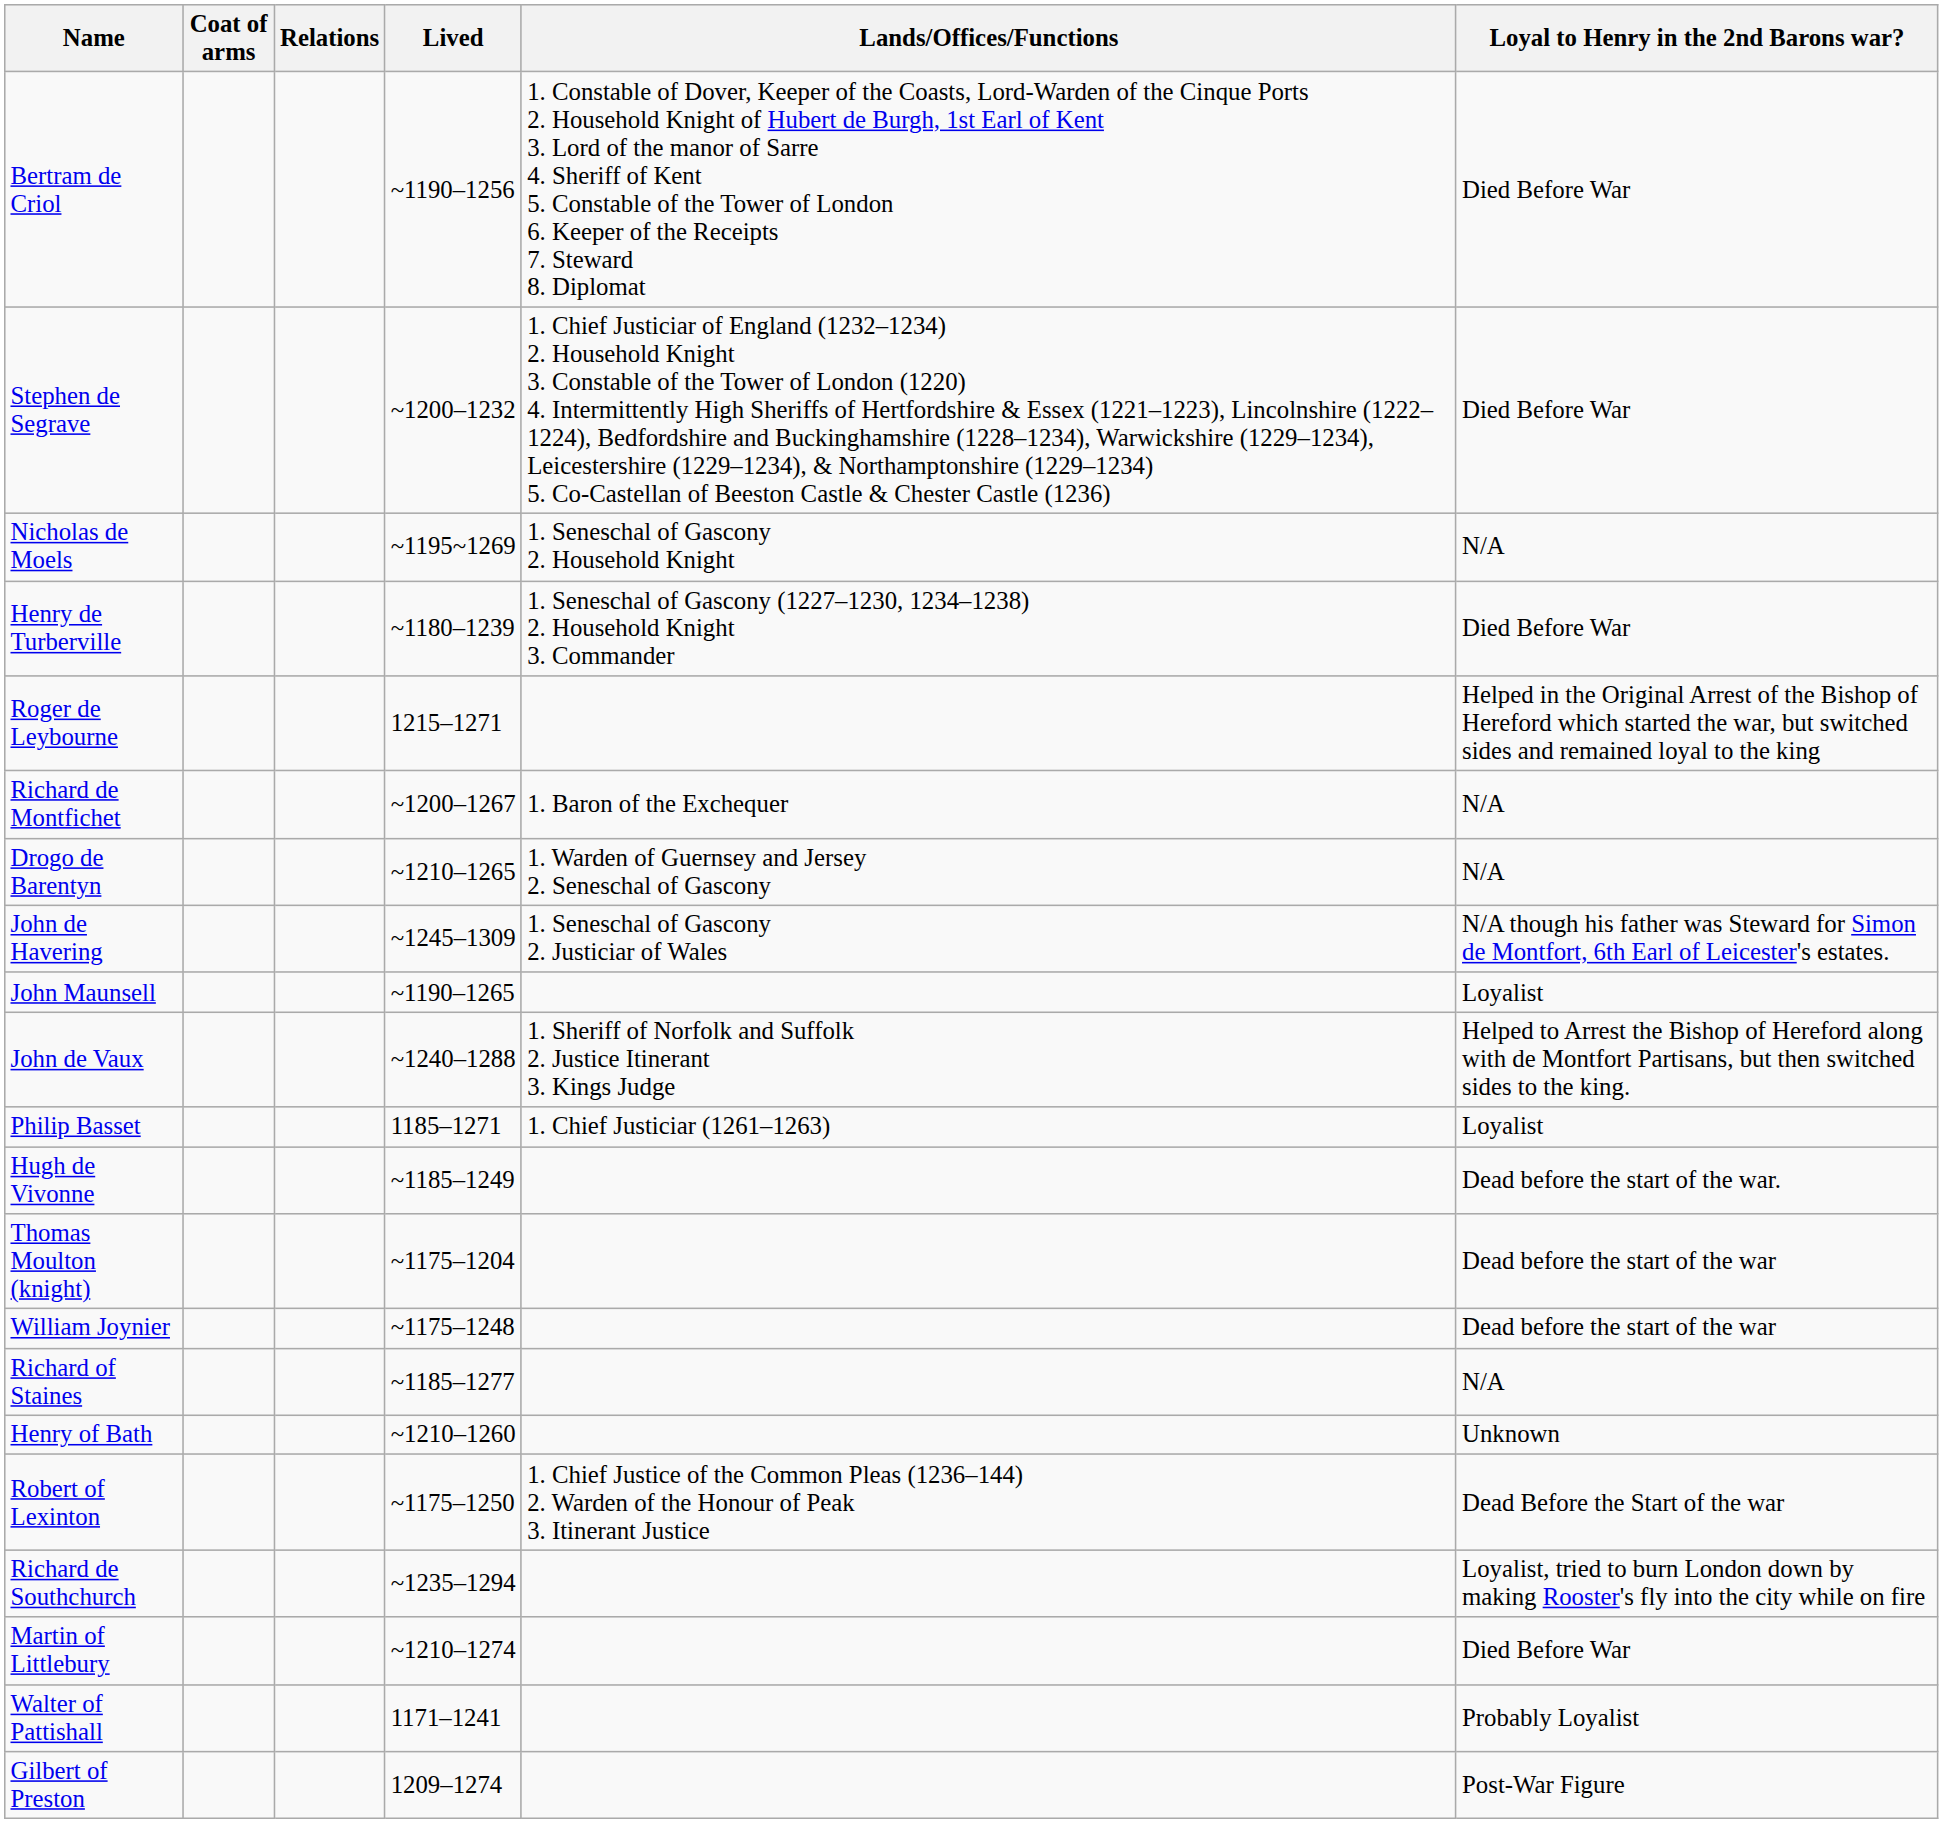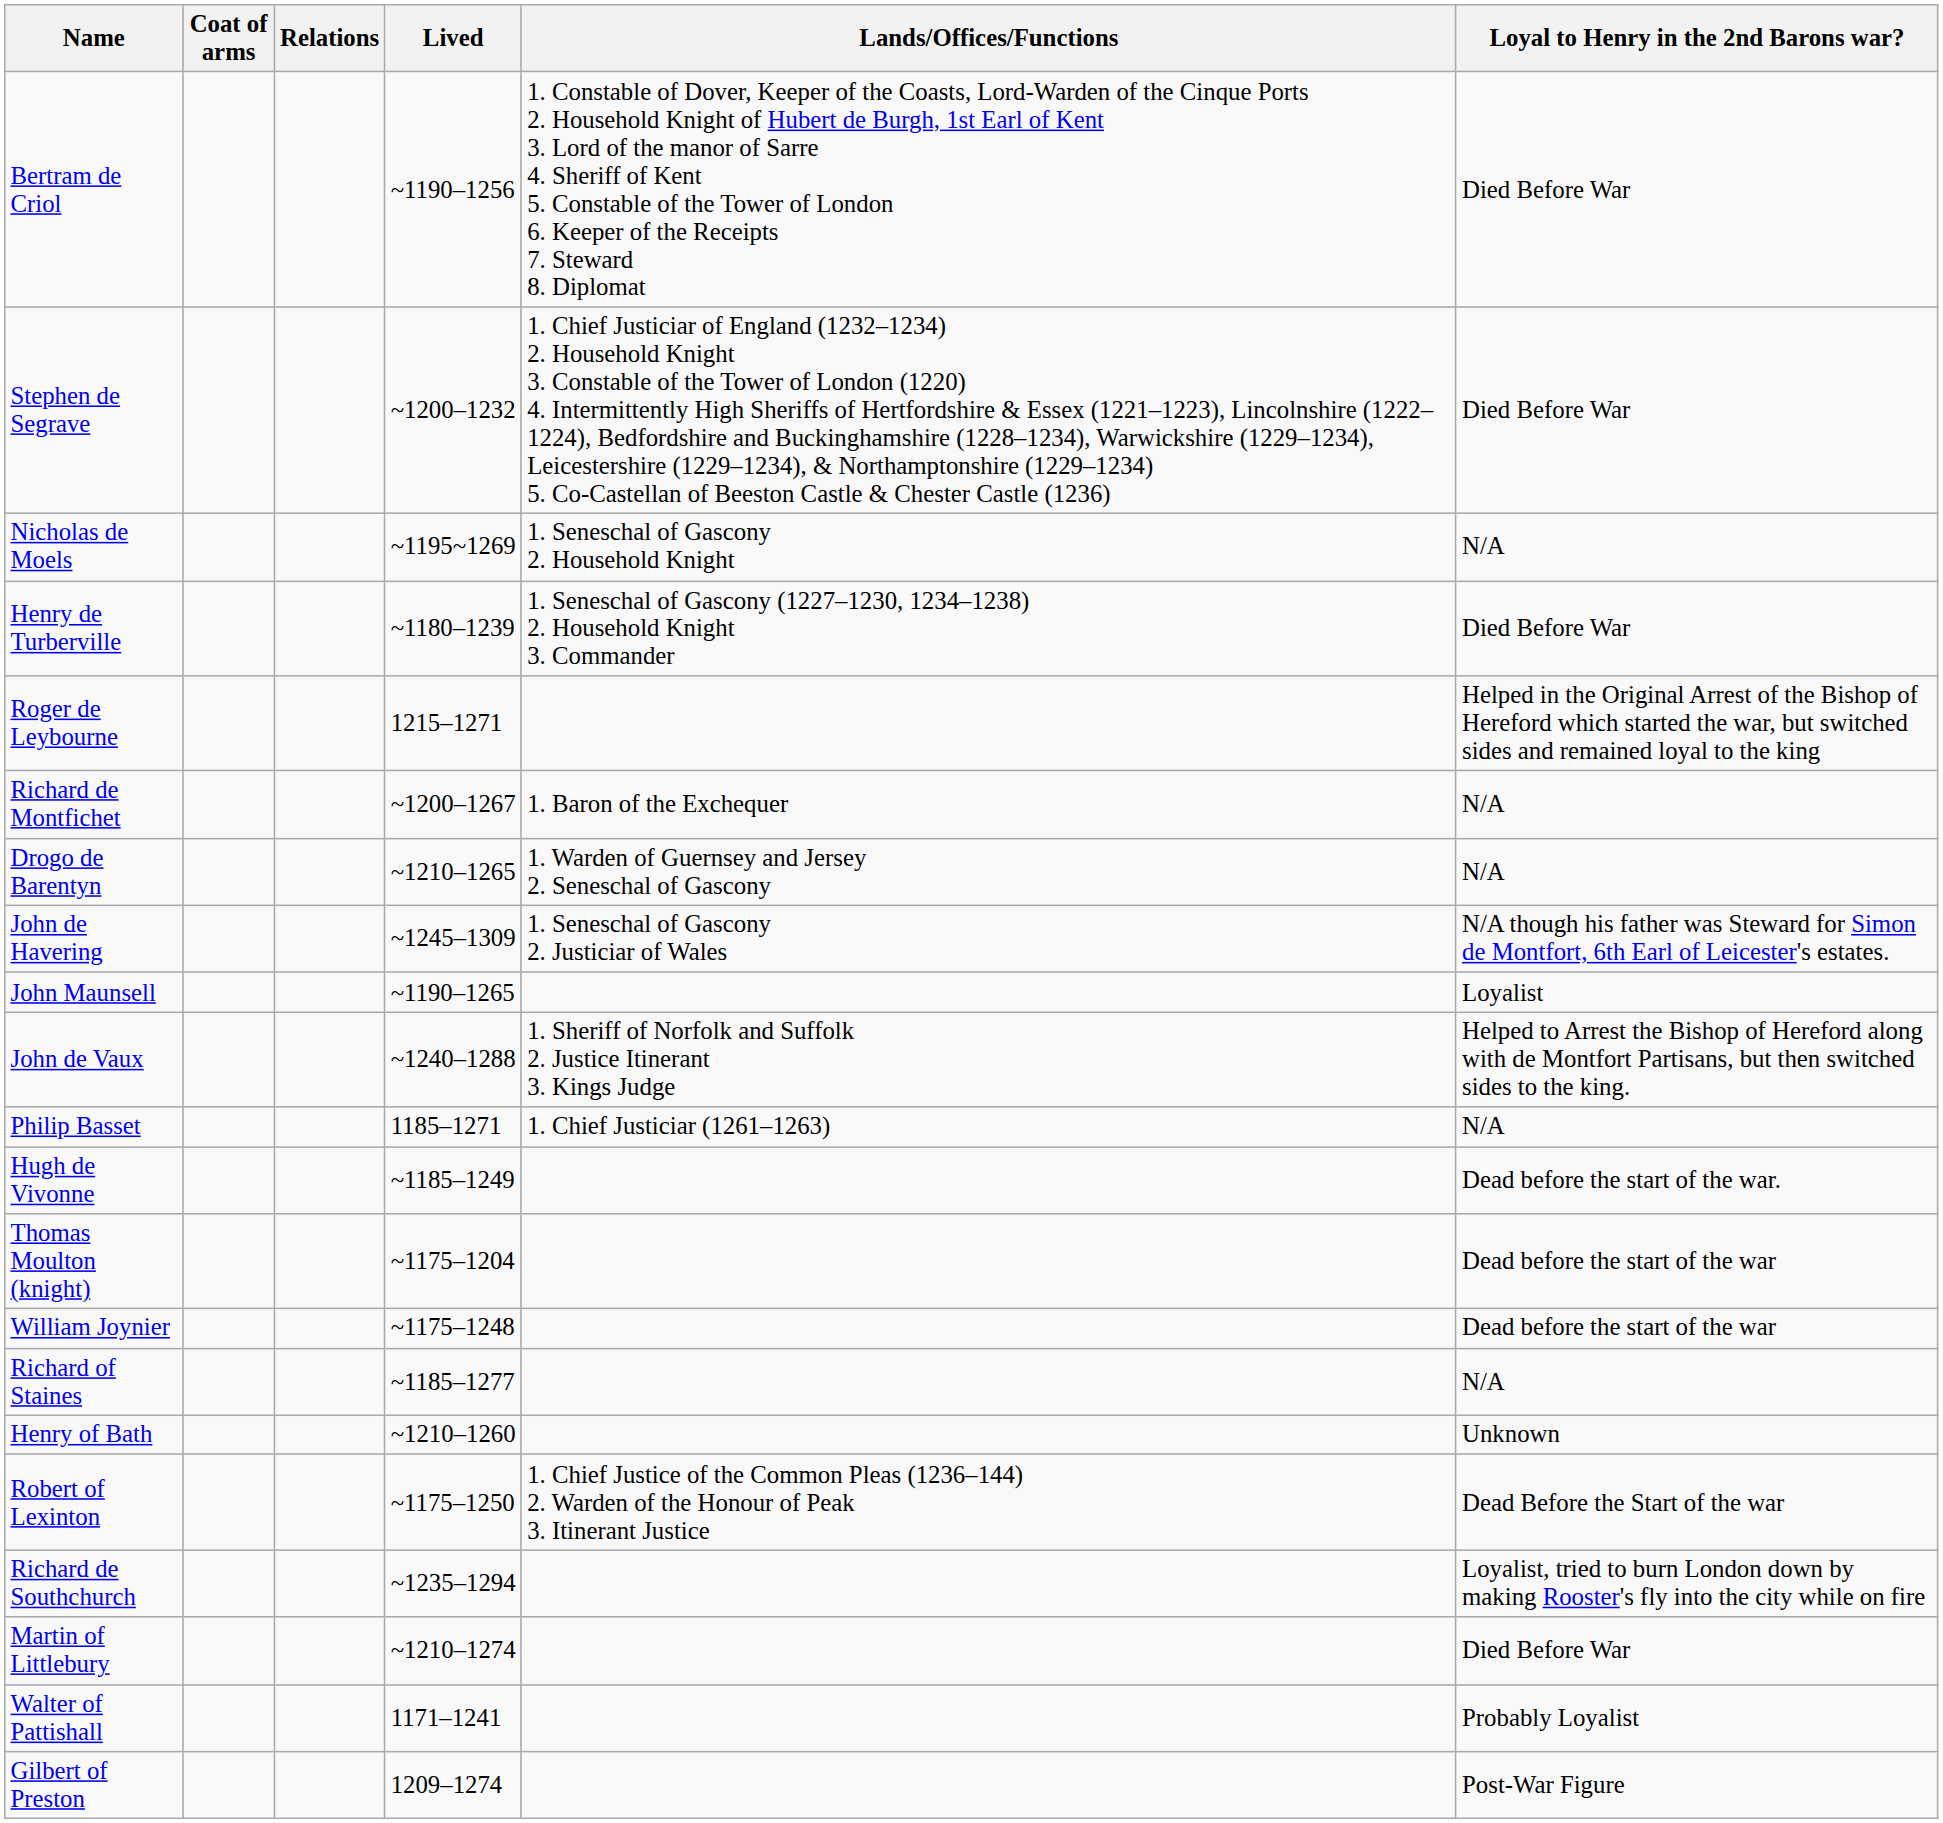(1503, 1126) Loyalist -> (1483, 1126) N/A
